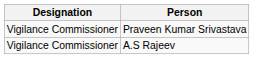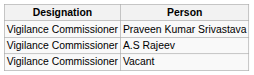+ row: (139, 62)
